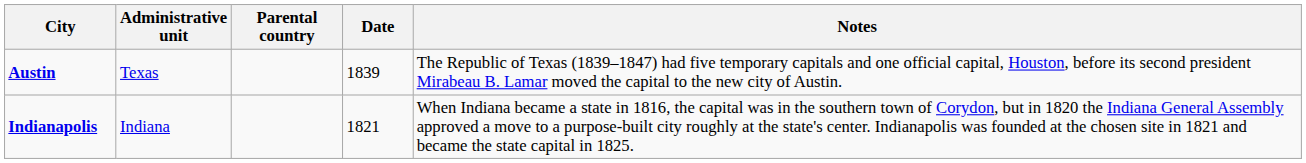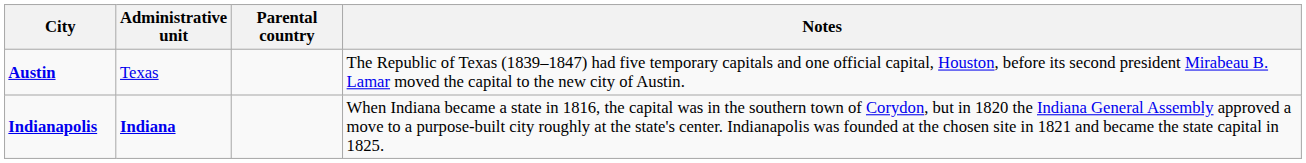- column: (378, 27)
(145, 126) normal -> (148, 126) bold
